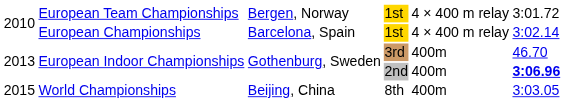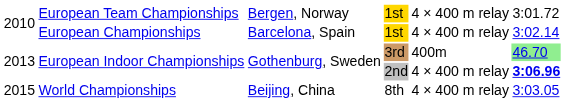(530, 52) no background -> (530, 52) lightgreen background
(429, 71) 400m -> (460, 71) 4 × 400 m relay
(429, 91) 400m -> (460, 91) 4 × 400 m relay
